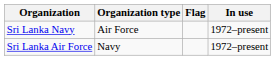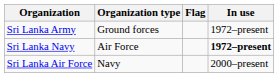+ row: (41, 30)
(239, 30) normal -> (241, 47) bold
(239, 47) 1972–present -> (239, 64) 2000–present
